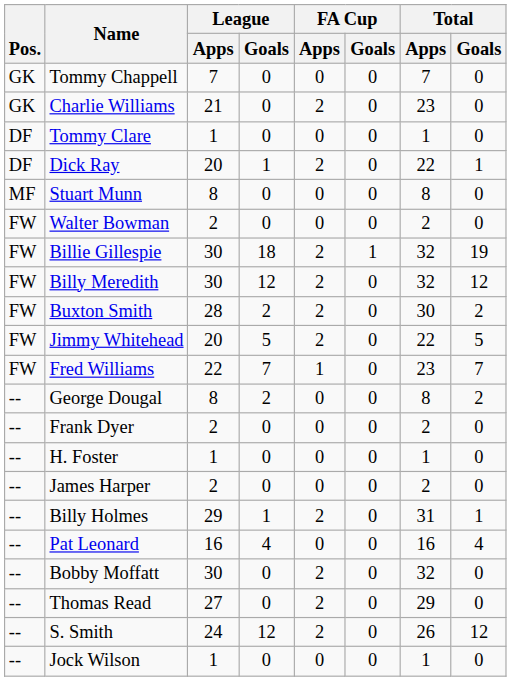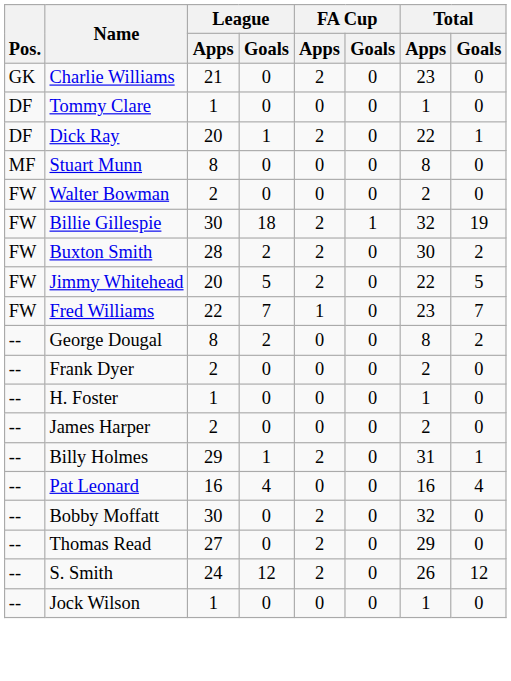- row: (114, 77)
- row: (104, 281)
